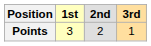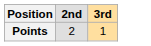- column: (70, 13)
